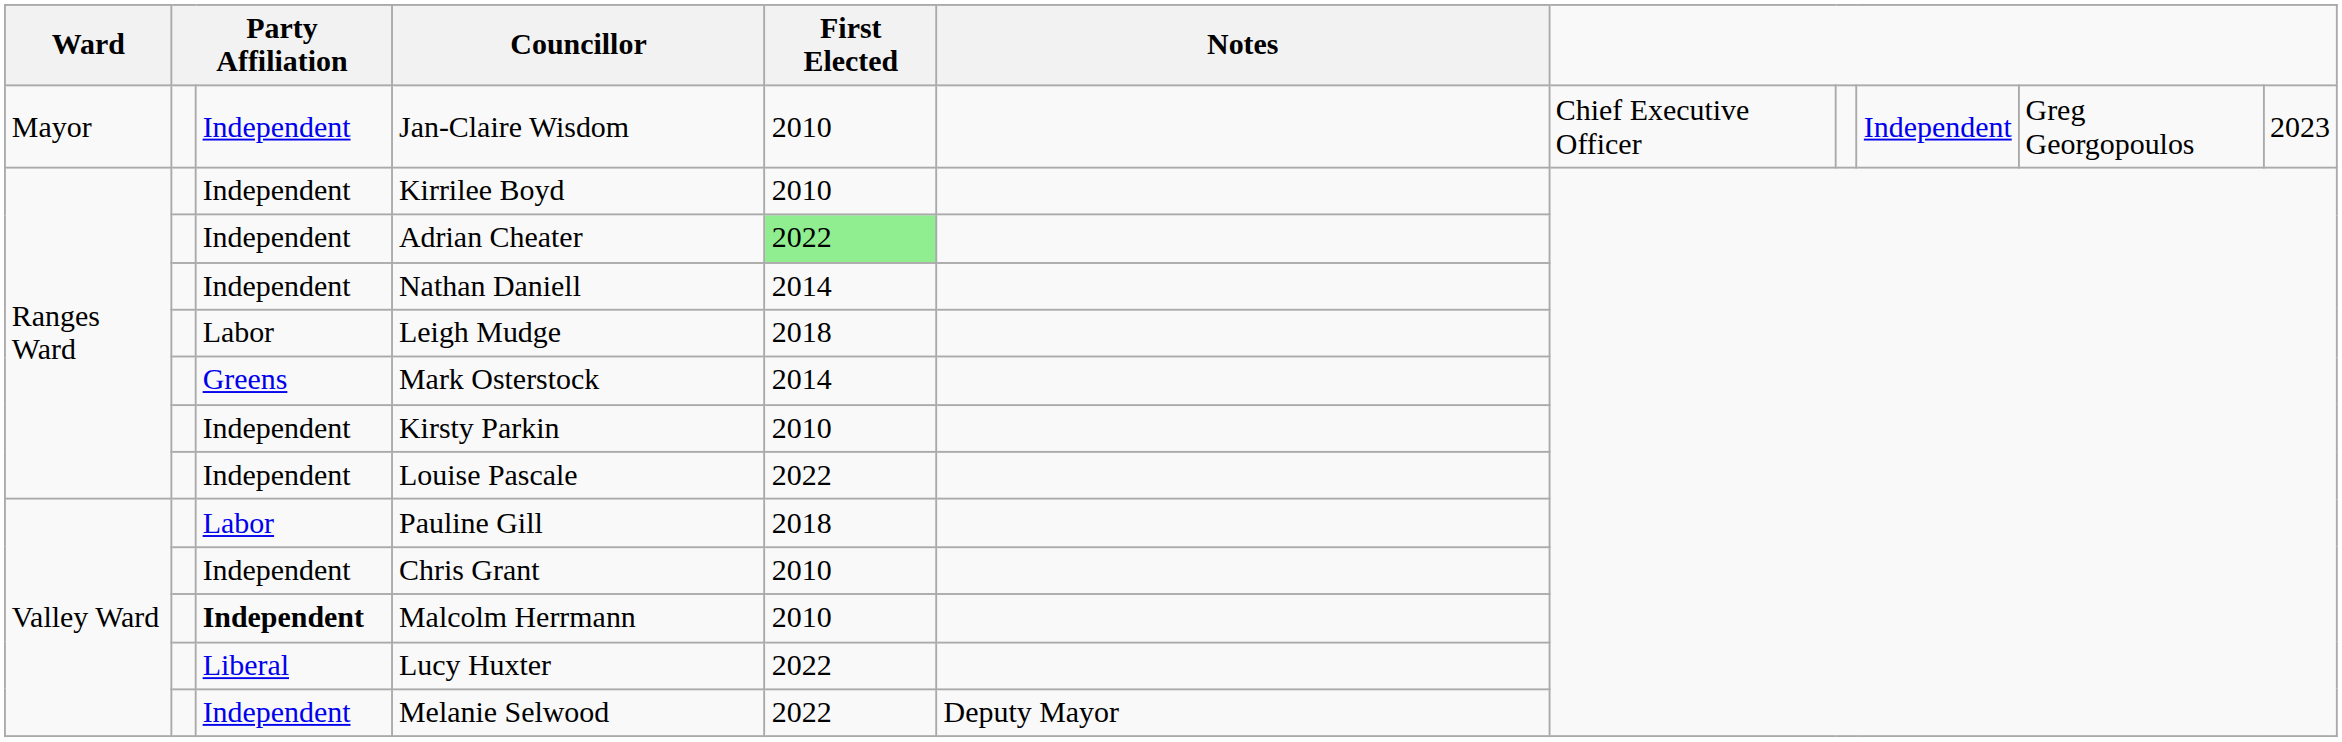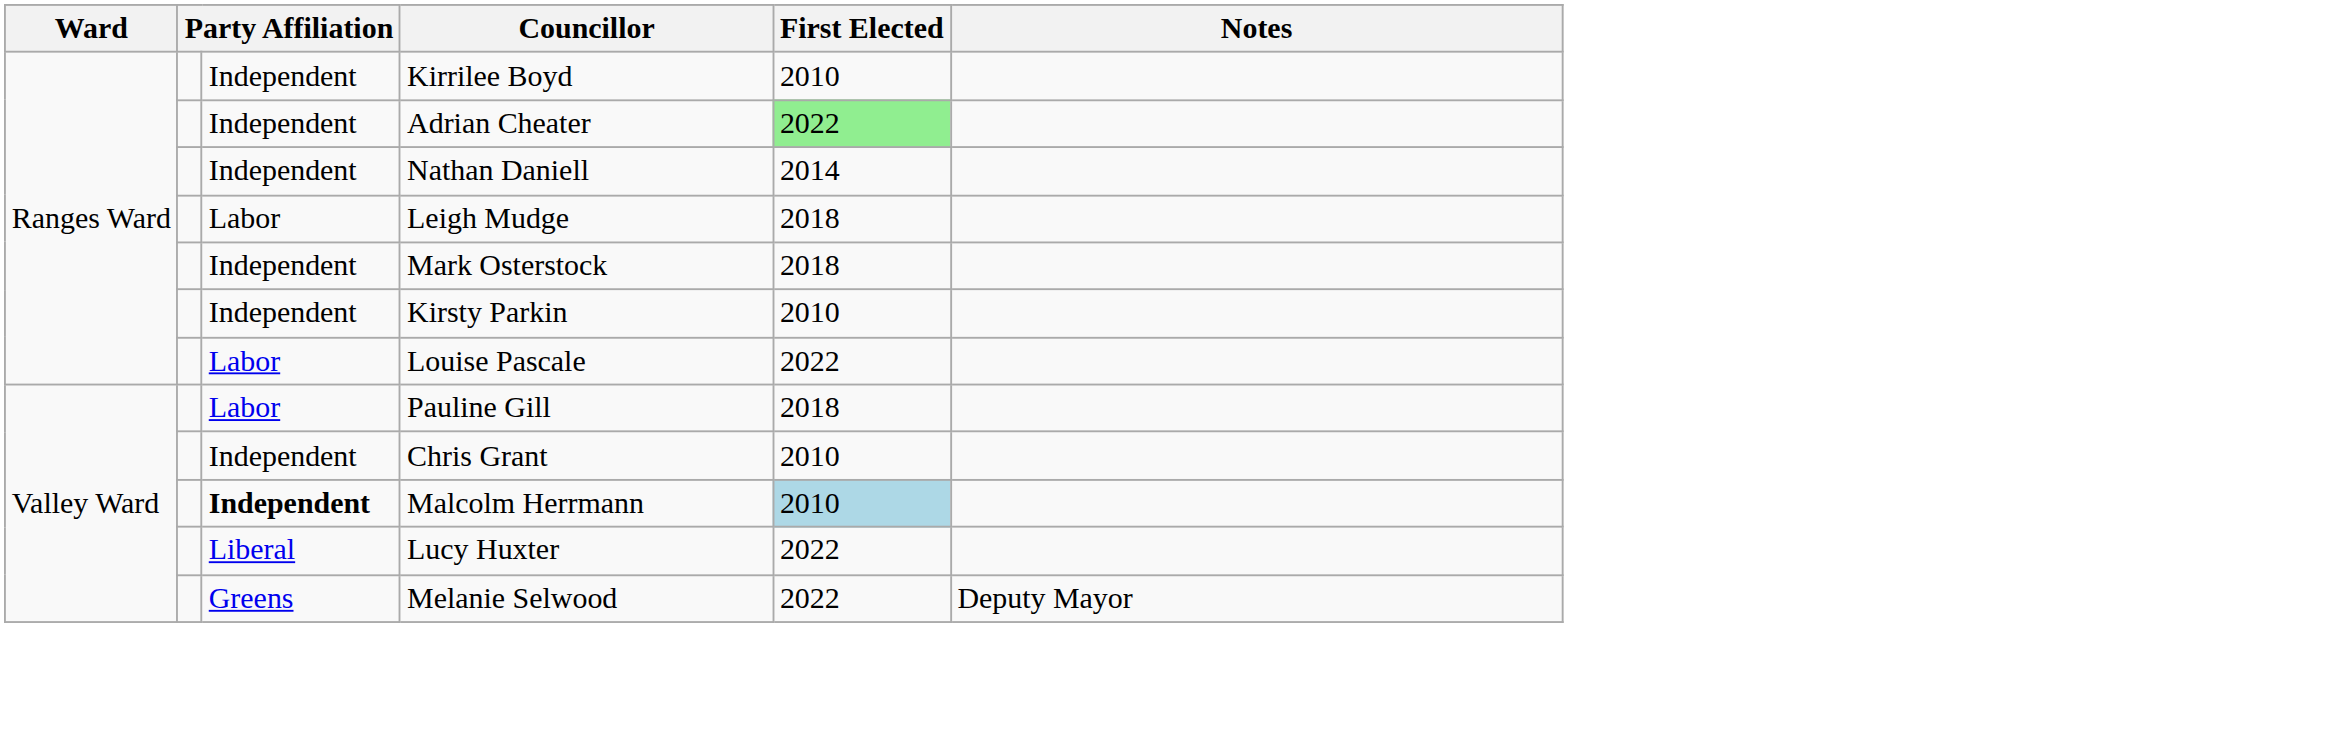- row: (514, 126)
(245, 380) Greens -> (283, 265) Independent
(802, 380) 2014 -> (810, 265) 2018
(277, 475) Independent -> (244, 360) Labor
(802, 617) no background -> (810, 502) lightblue background
(277, 712) Independent -> (251, 597) Greens
